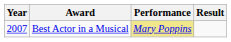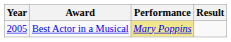(17, 28) 2007 -> (17, 28) 2005
